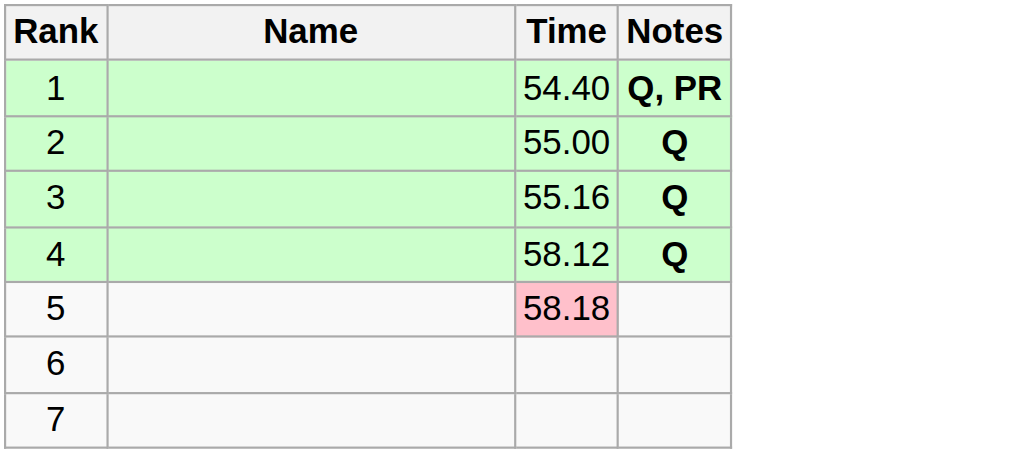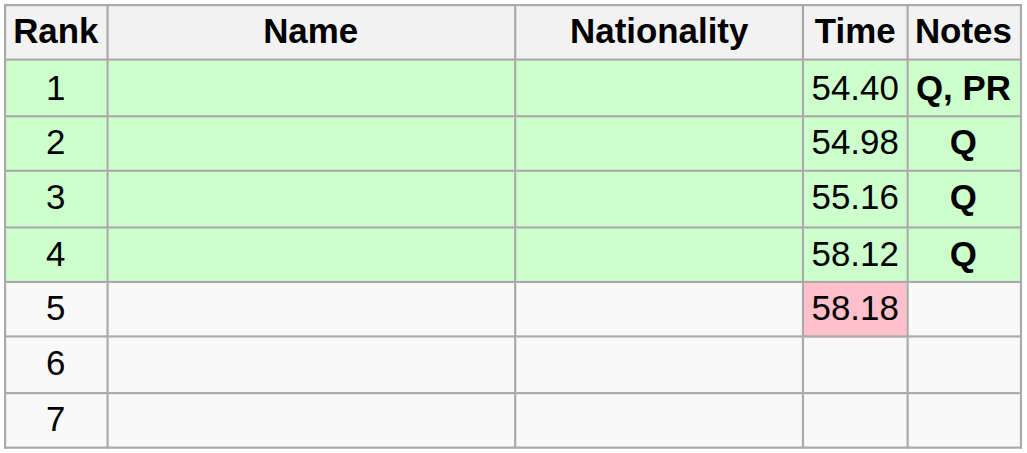+ column: (659, 32)
(567, 142) 55.00 -> (855, 142) 54.98
